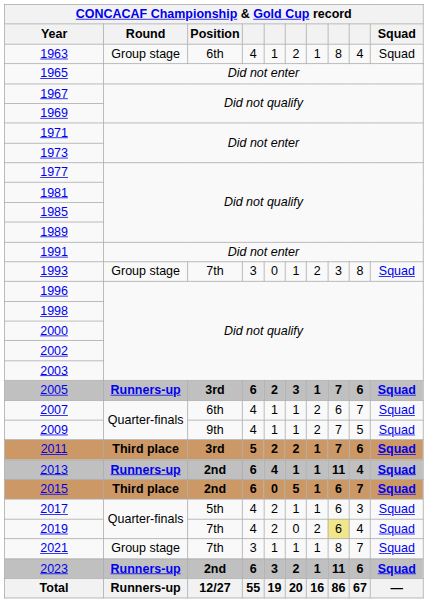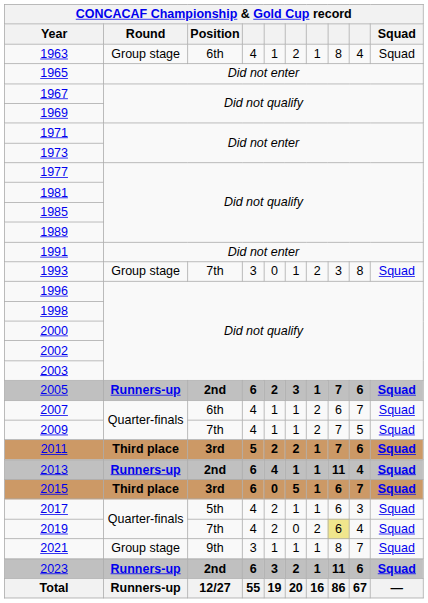(215, 390) 3rd -> (215, 390) 2nd
(215, 430) 9th -> (215, 430) 7th
(215, 489) 2nd -> (215, 489) 3rd
(215, 548) 7th -> (215, 548) 9th
